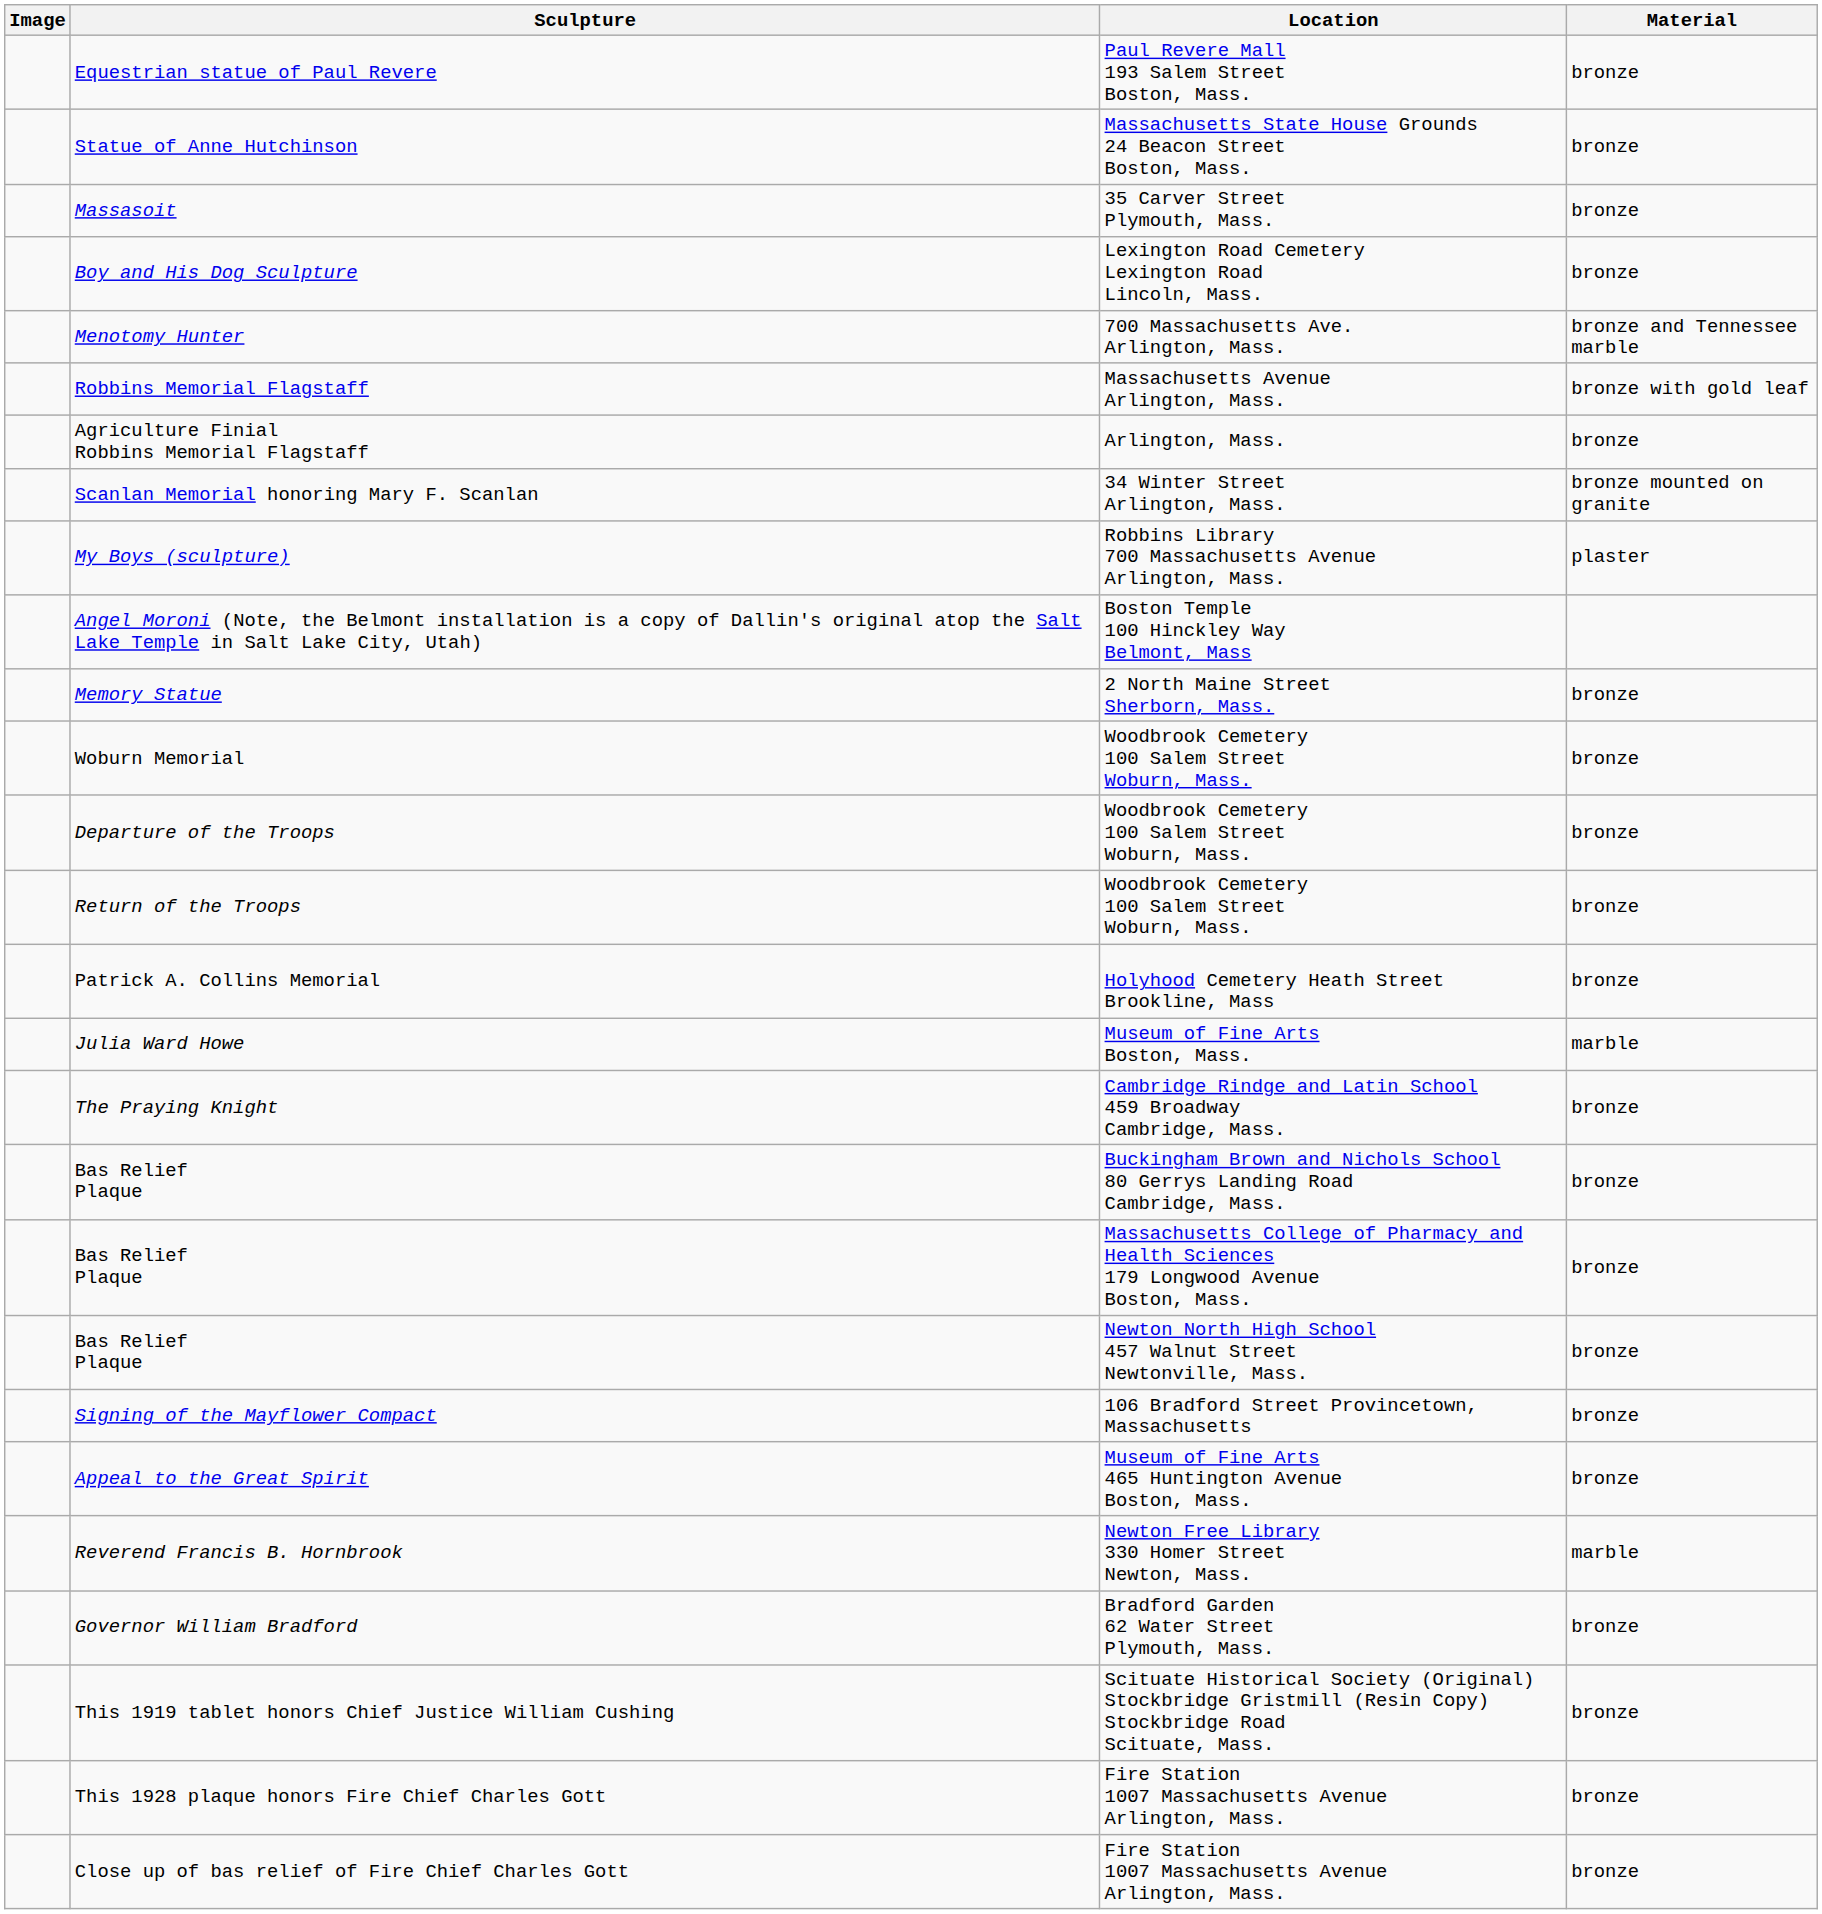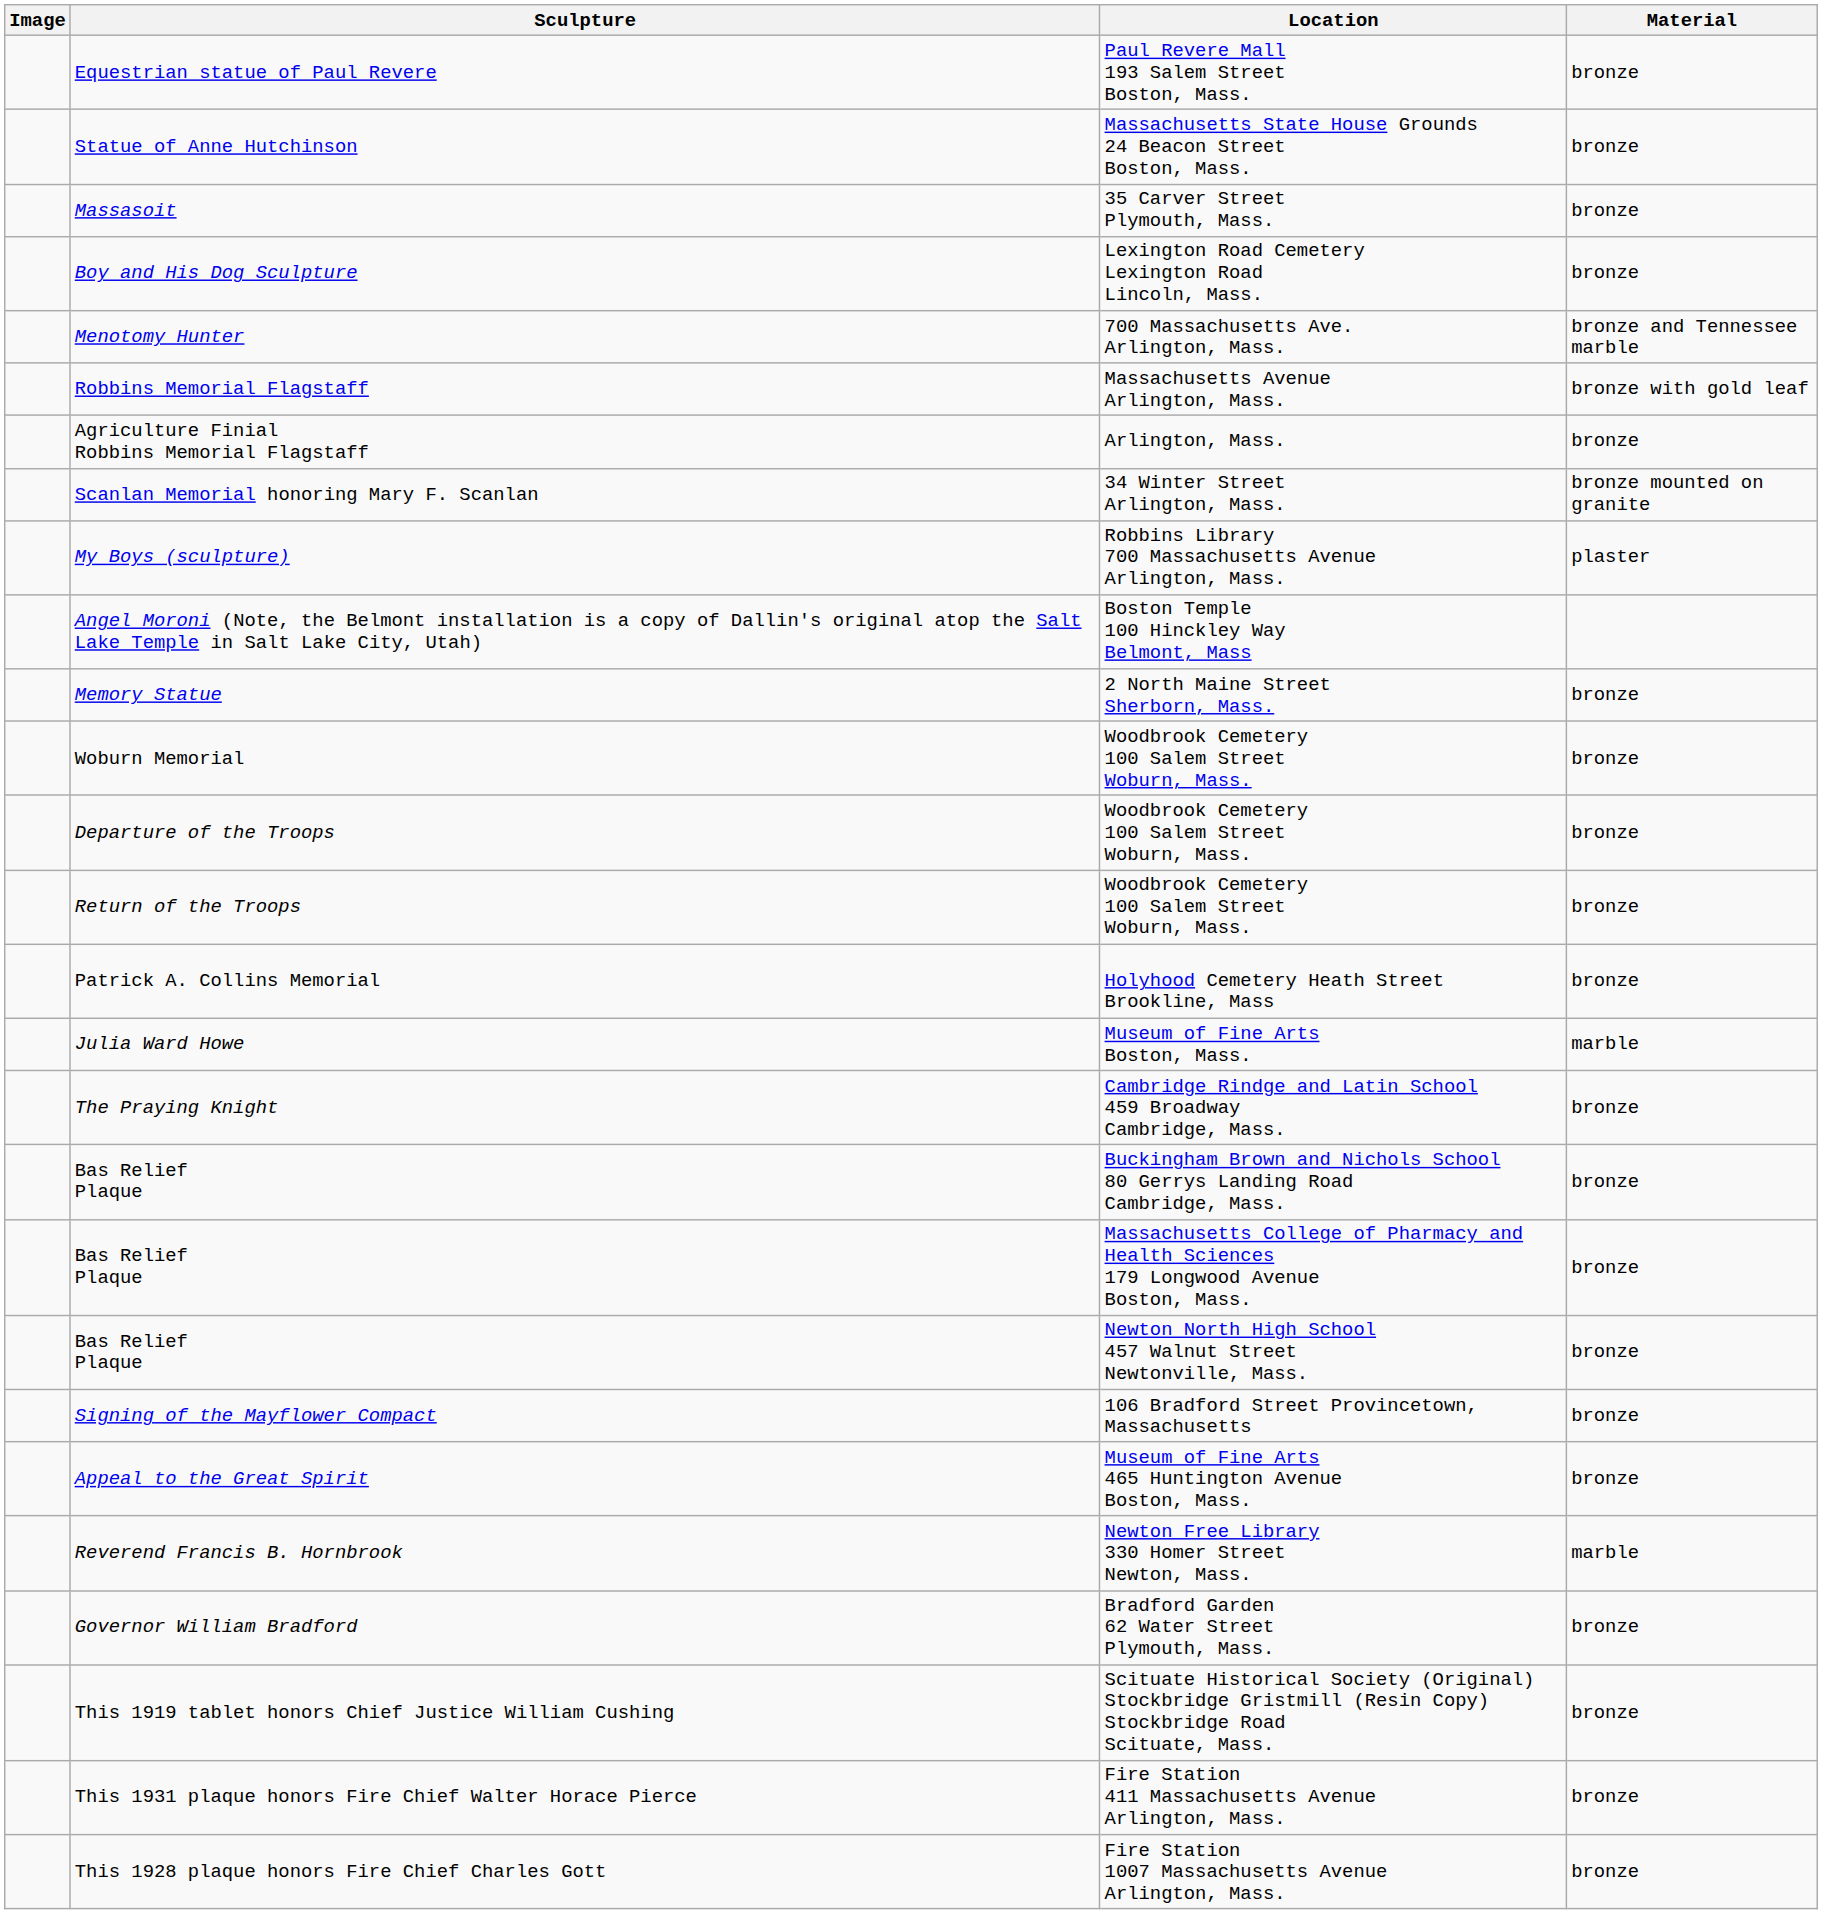+ row: (386, 1798)
- row: (352, 1872)
